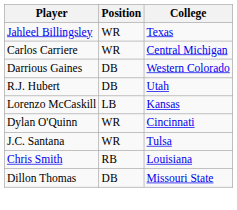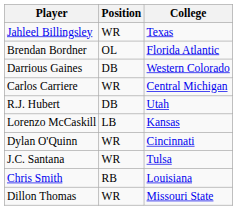+ row: (47, 50)
rows swapped: (42, 50) <-> (45, 68)
(110, 178) DB -> (111, 196) WR
